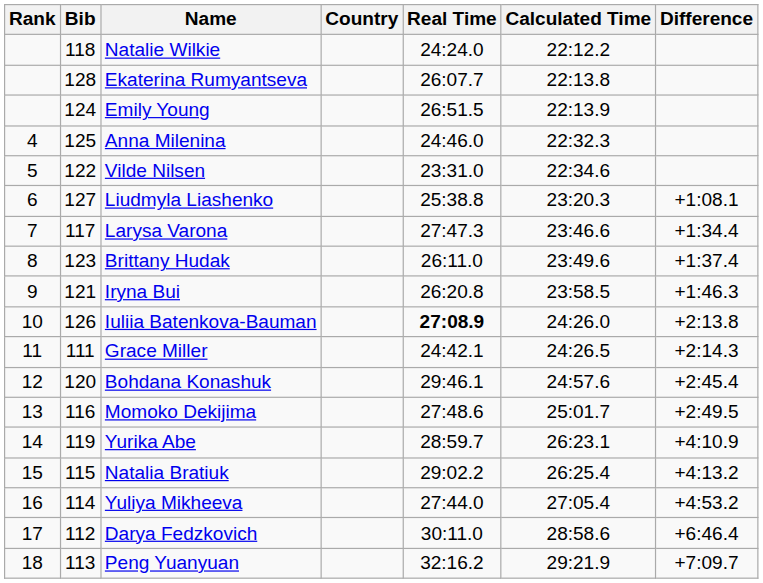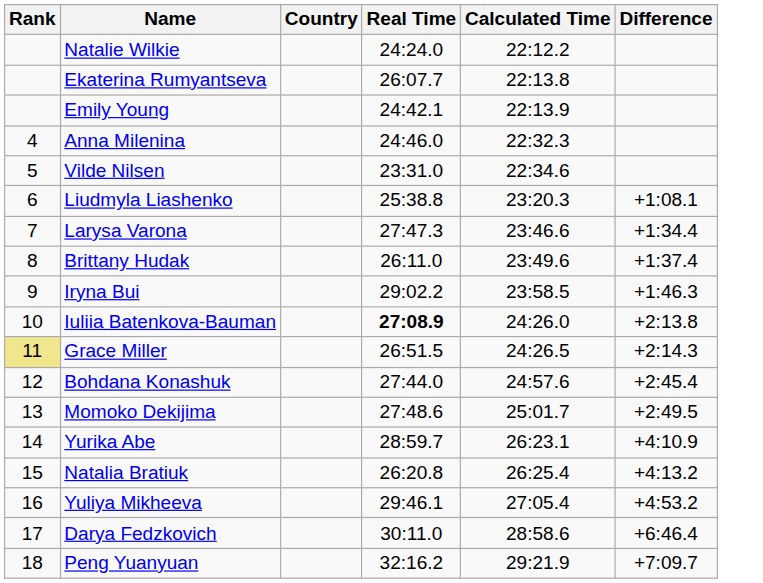- column: (80, 19)
(452, 110) 26:51.5 -> (411, 110) 24:42.1
(452, 291) 26:20.8 -> (411, 291) 29:02.2
(32, 351) no background -> (32, 351) khaki background
(452, 351) 24:42.1 -> (411, 351) 26:51.5
(452, 381) 29:46.1 -> (411, 381) 27:44.0
(452, 472) 29:02.2 -> (411, 472) 26:20.8
(452, 502) 27:44.0 -> (411, 502) 29:46.1
